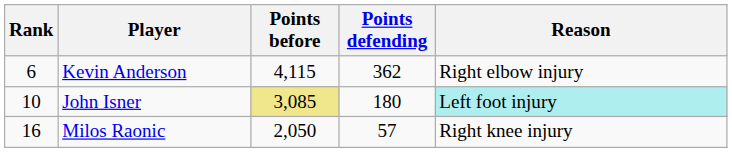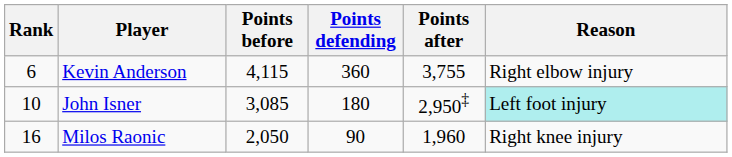+ column: (444, 30)
(387, 71) 362 -> (356, 71) 360
(295, 101) khaki background -> (267, 103) no background
(387, 131) 57 -> (356, 136) 90
